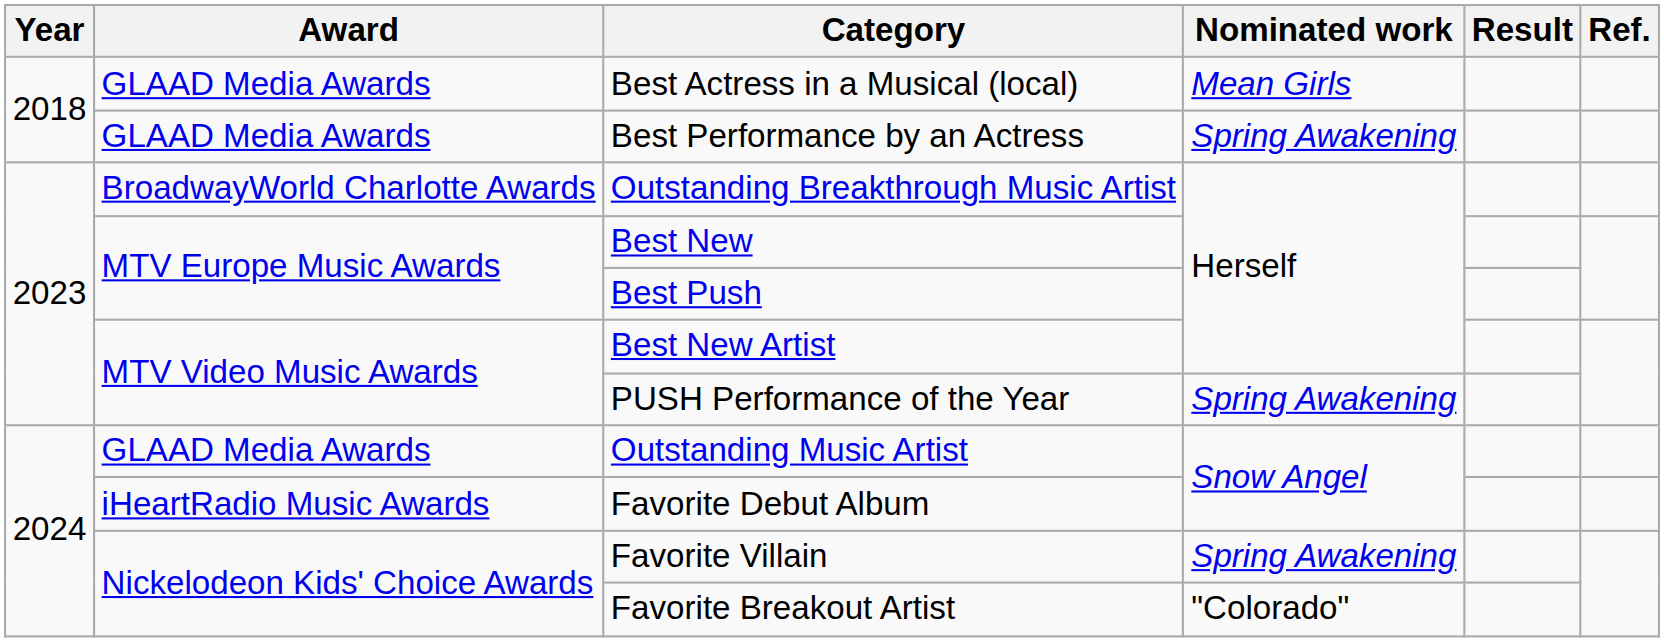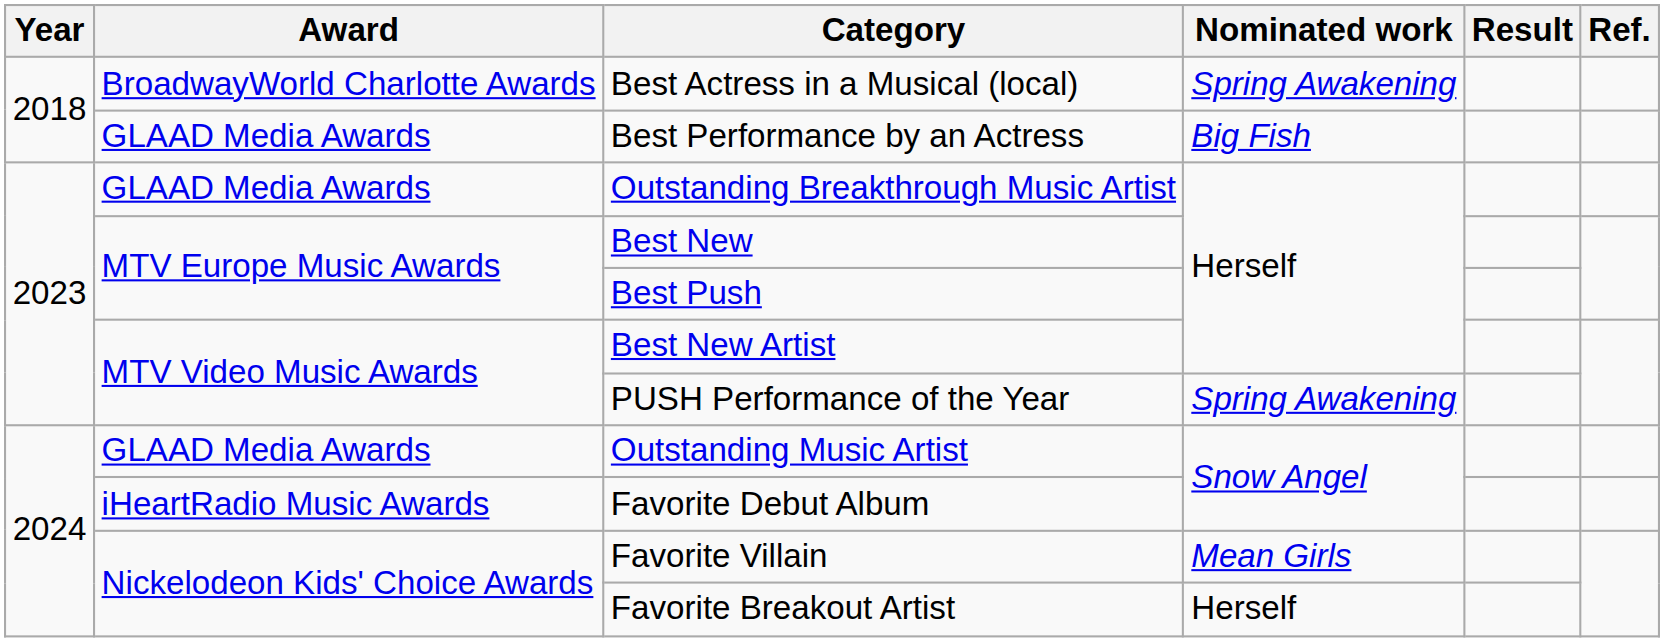(266, 83) GLAAD Media Awards -> (349, 83) BroadwayWorld Charlotte Awards
(1271, 83) Mean Girls -> (1324, 83) Spring Awakening
(1324, 135) Spring Awakening -> (1251, 135) Big Fish
(349, 188) BroadwayWorld Charlotte Awards -> (266, 188) GLAAD Media Awards
(1324, 556) Spring Awakening -> (1271, 556) Mean Girls
(1270, 608) "Colorado" -> (1244, 608) Herself
